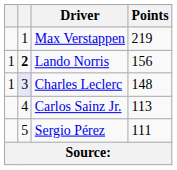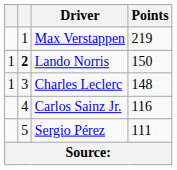(142, 61) 156 -> (142, 61) 150
(25, 84) lavender background -> (25, 84) no background
(142, 107) 113 -> (142, 107) 116
